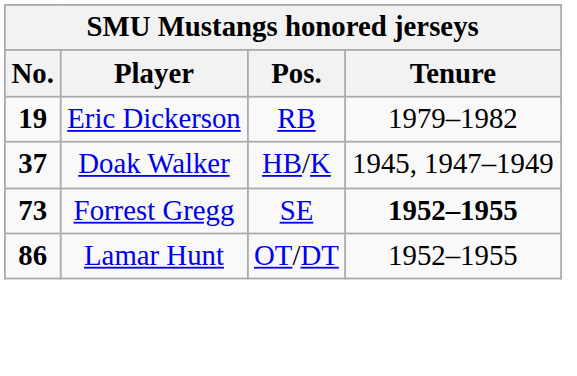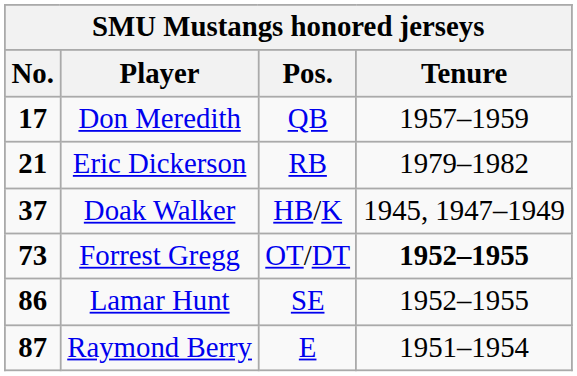+ row: (160, 118)
(33, 118) 19 -> (33, 164) 21
(296, 210) SE -> (308, 255) OT/DT
(296, 255) OT/DT -> (308, 301) SE
+ row: (160, 347)
